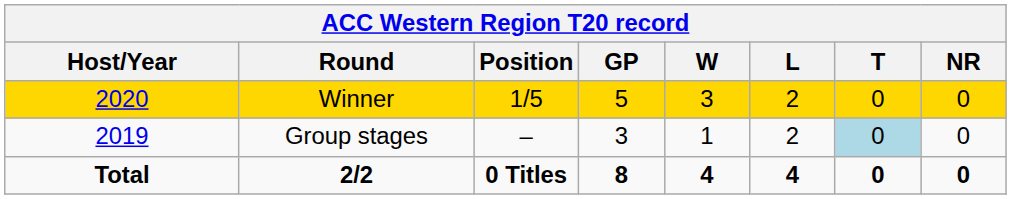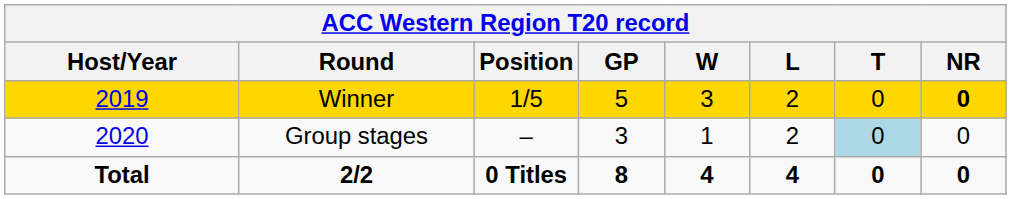(122, 99) 2020 -> (122, 99) 2019
(963, 99) normal -> (963, 99) bold
(122, 136) 2019 -> (122, 136) 2020
